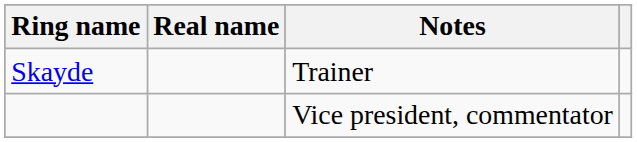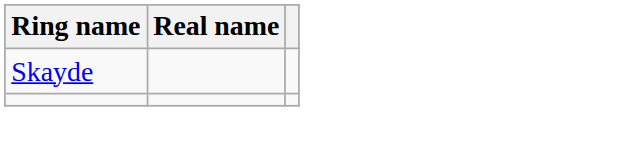- column: (453, 26)
